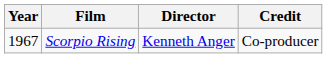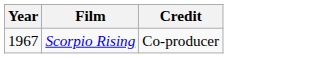- column: (189, 16)
